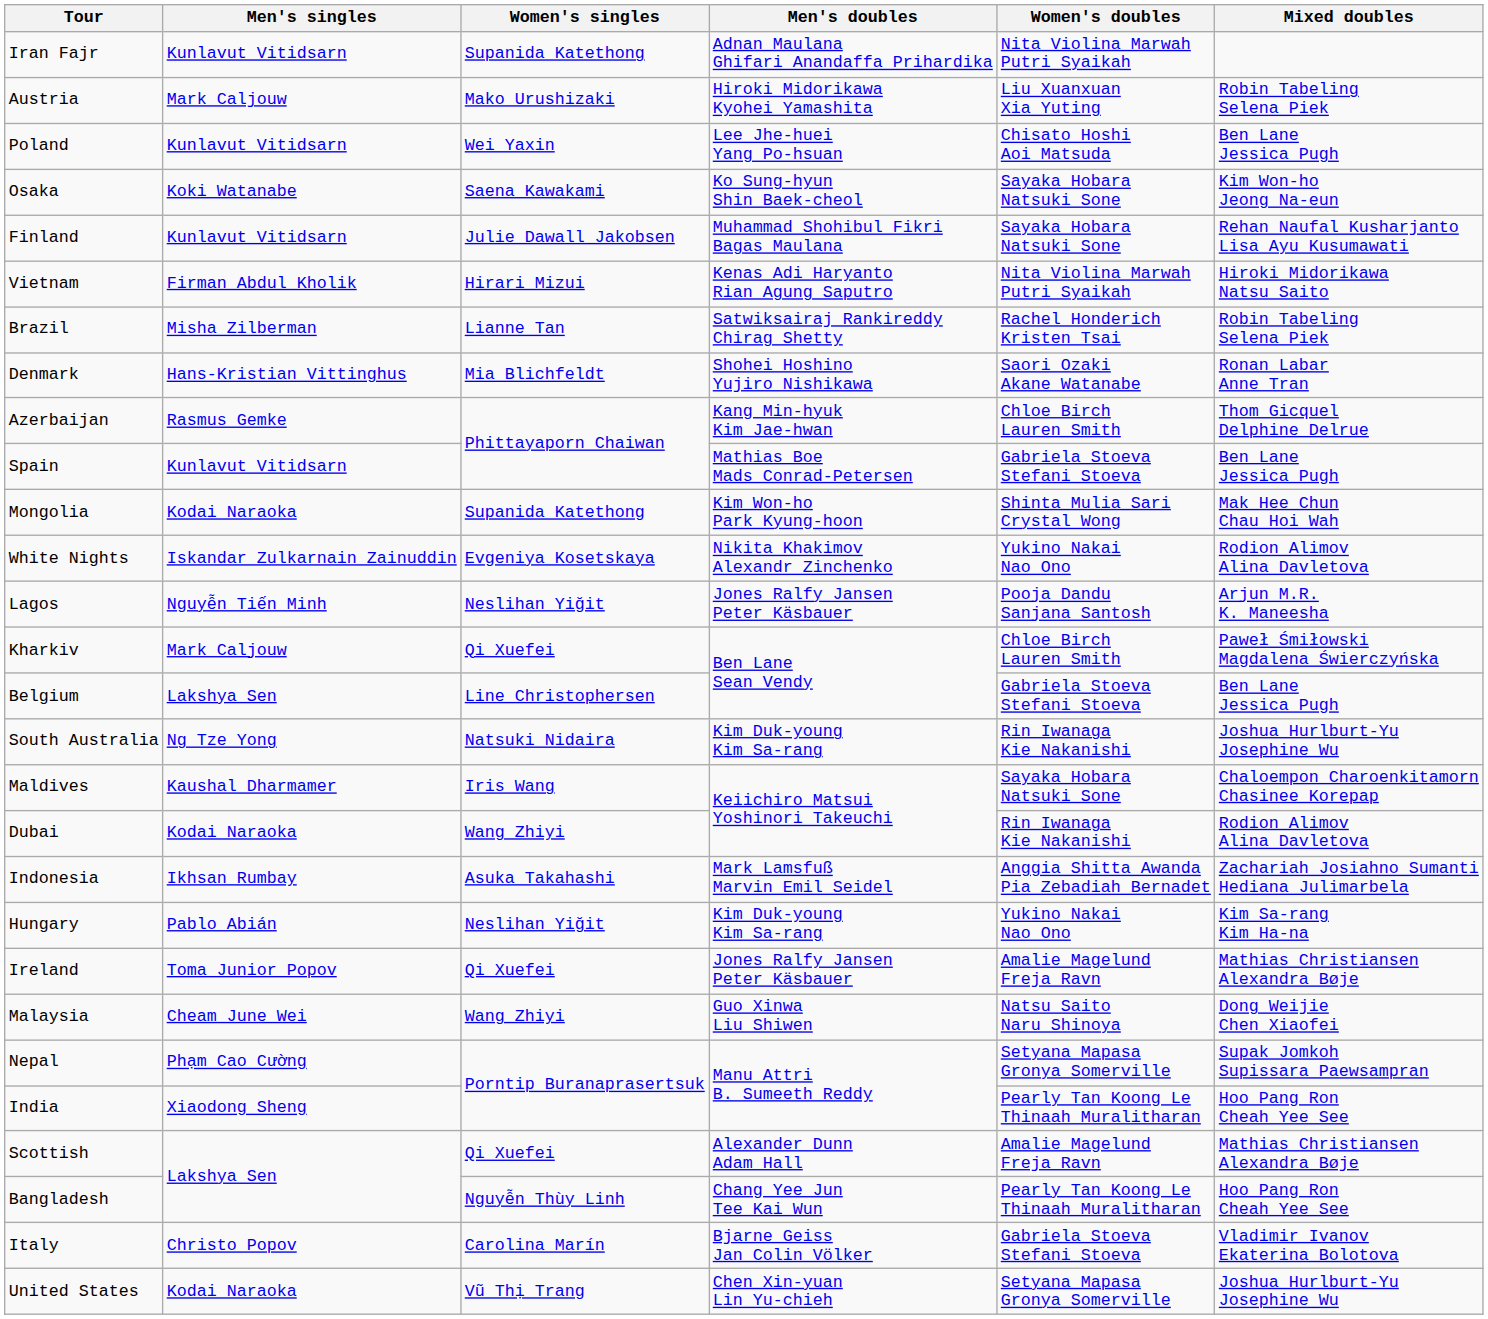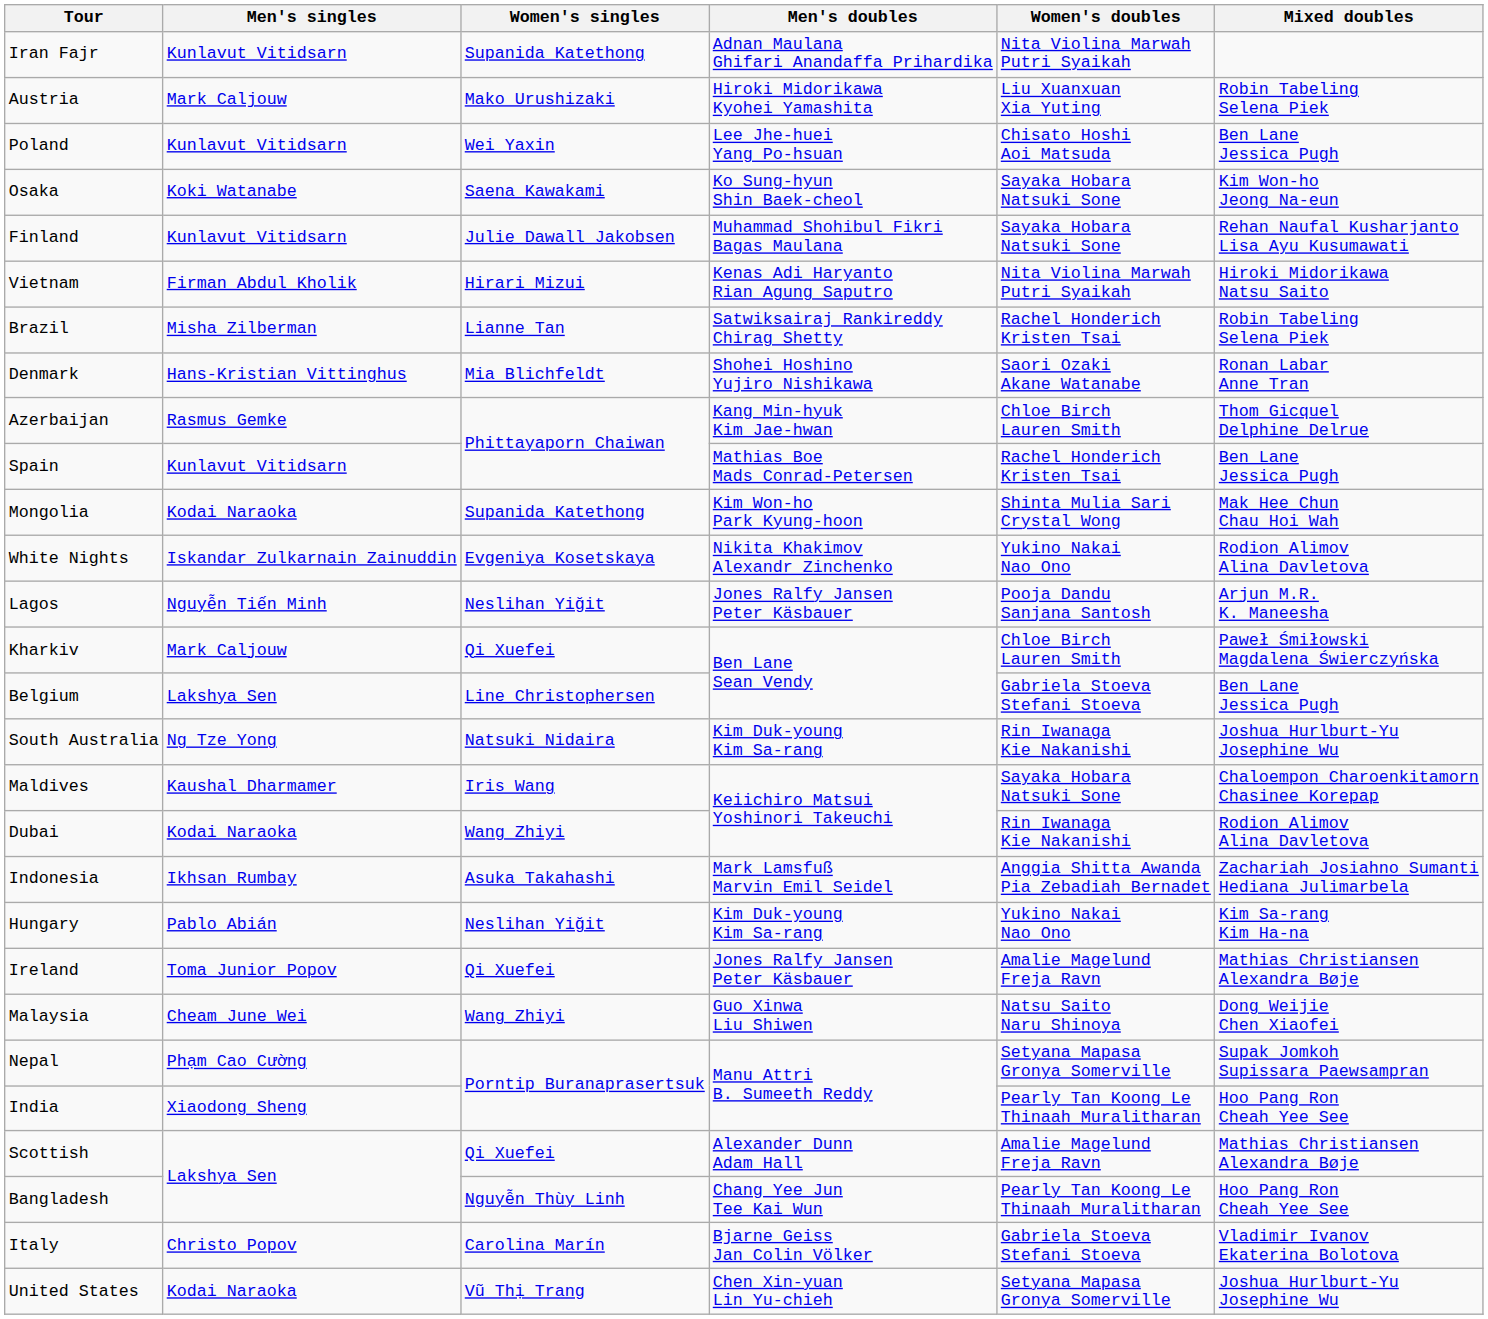(1076, 467) Gabriela Stoeva Stefani Stoeva -> (1081, 467) Rachel Honderich Kristen Tsai
